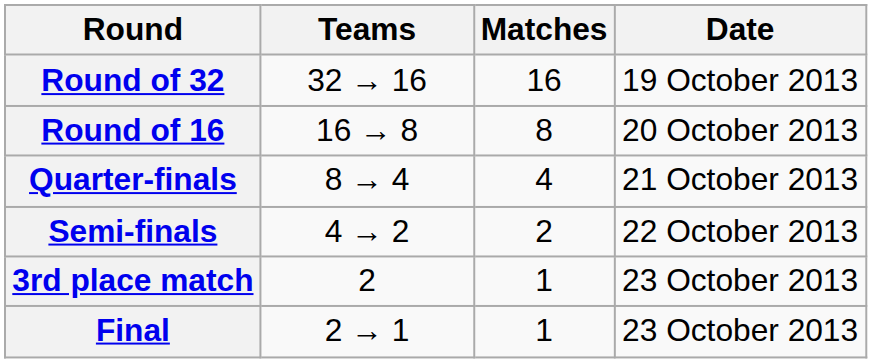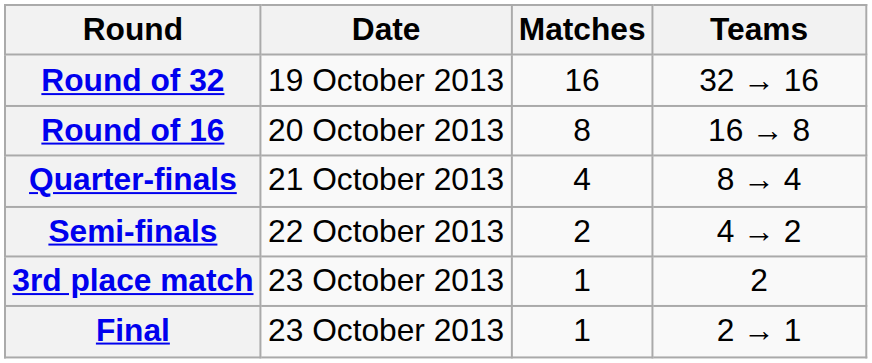columns swapped: (740, 29) <-> (367, 29)
